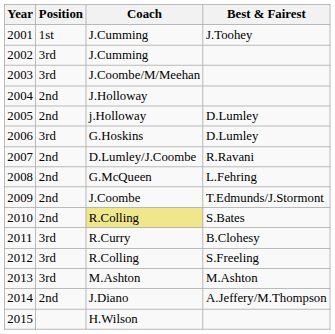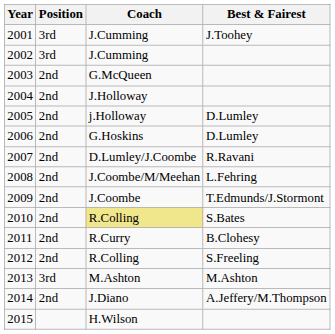(46, 34) 1st -> (47, 34) 3rd
(47, 75) 3rd -> (48, 75) 2nd
(144, 75) J.Coombe/M/Meehan -> (120, 75) G.McQueen
(47, 136) 3rd -> (48, 136) 2nd
(120, 177) G.McQueen -> (144, 177) J.Coombe/M/Meehan
(47, 237) 3rd -> (48, 237) 2nd
(47, 258) 3rd -> (48, 258) 2nd
